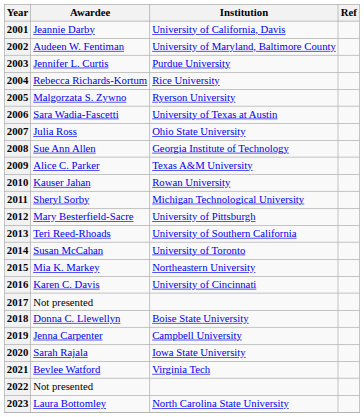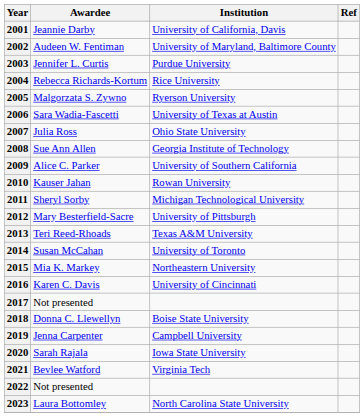(202, 166) Texas A&M University -> (224, 166) University of Southern California
(224, 234) University of Southern California -> (202, 234) Texas A&M University
